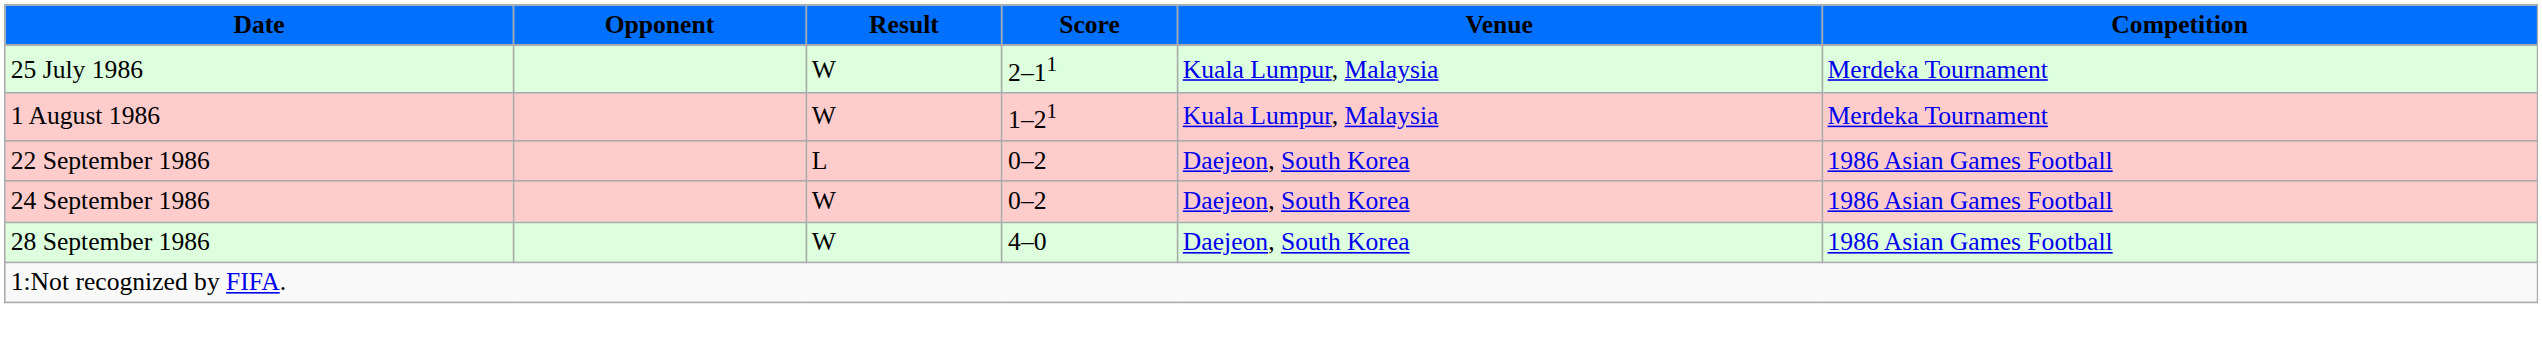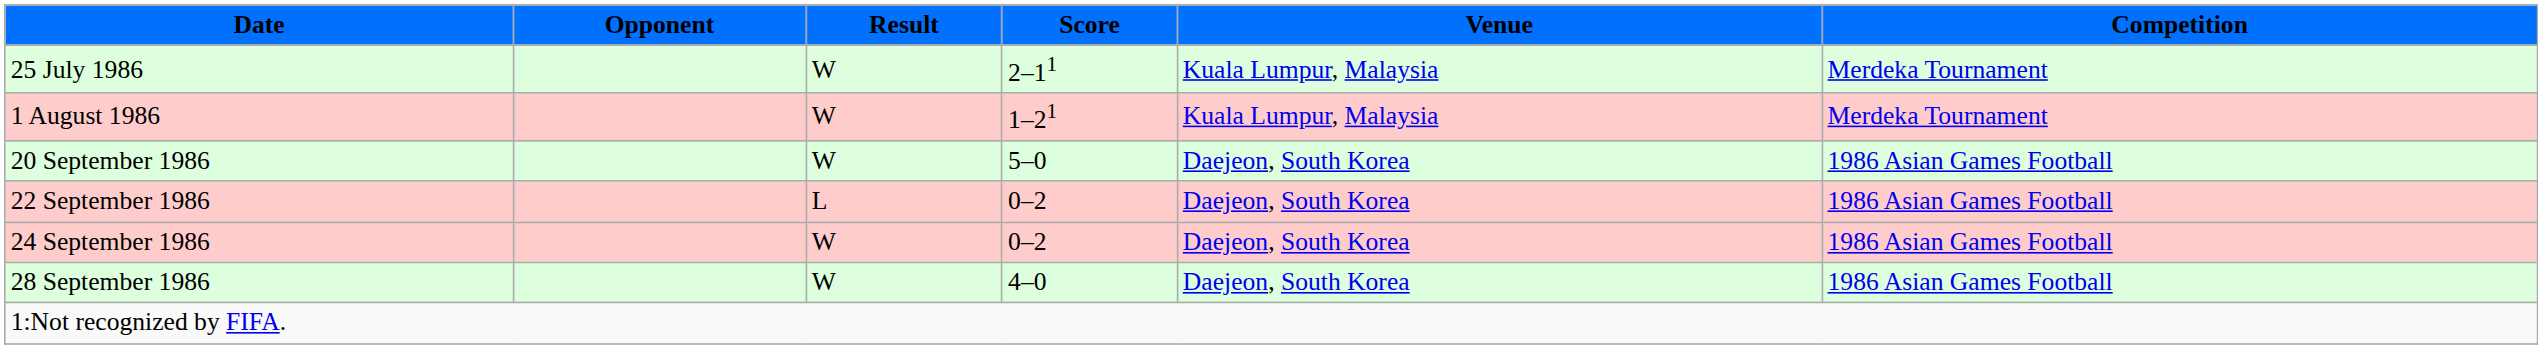+ row: (110, 160)
